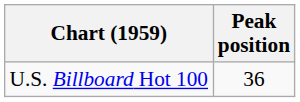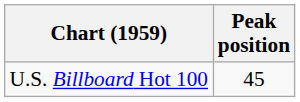(254, 79) 36 -> (254, 79) 45
